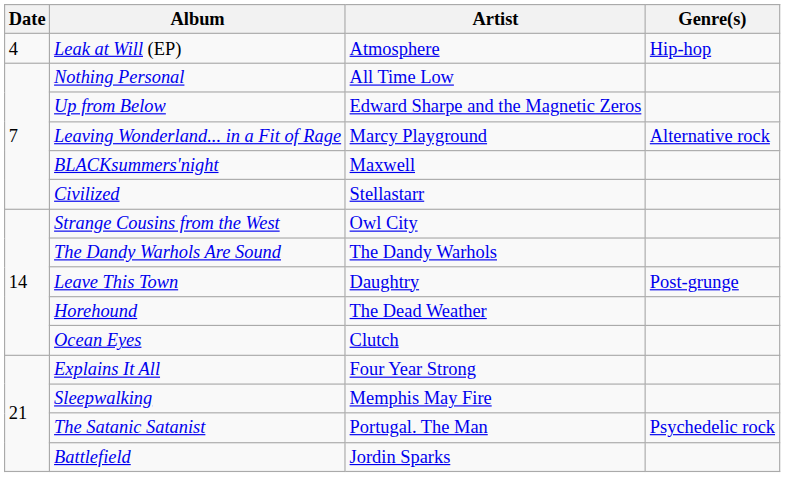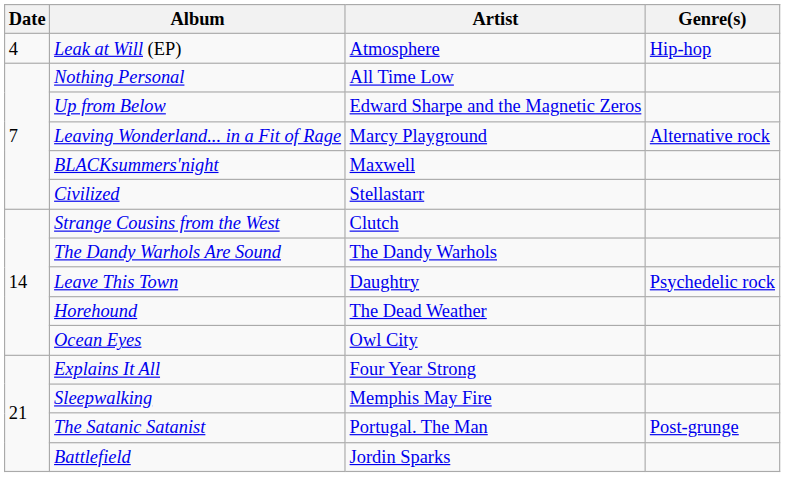(384, 223) Owl City -> (374, 223) Clutch
(694, 281) Post-grunge -> (712, 281) Psychedelic rock
(374, 340) Clutch -> (384, 340) Owl City
(712, 427) Psychedelic rock -> (694, 427) Post-grunge
